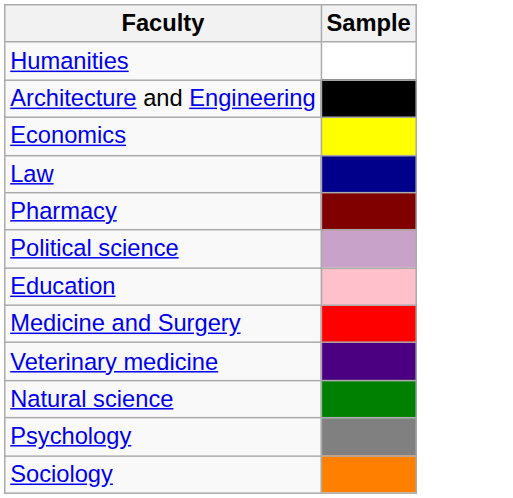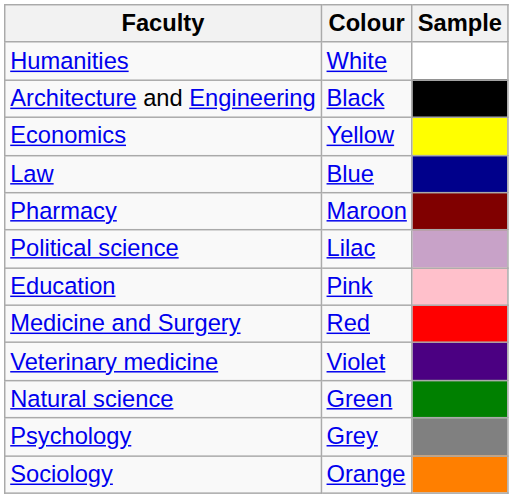+ column: (367, 23)
